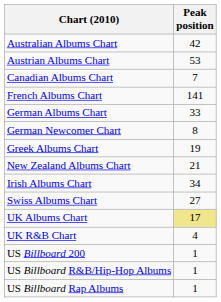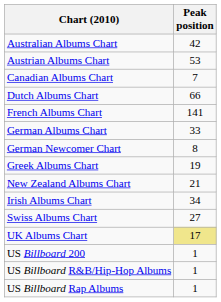+ row: (53, 95)
- row: (42, 235)
